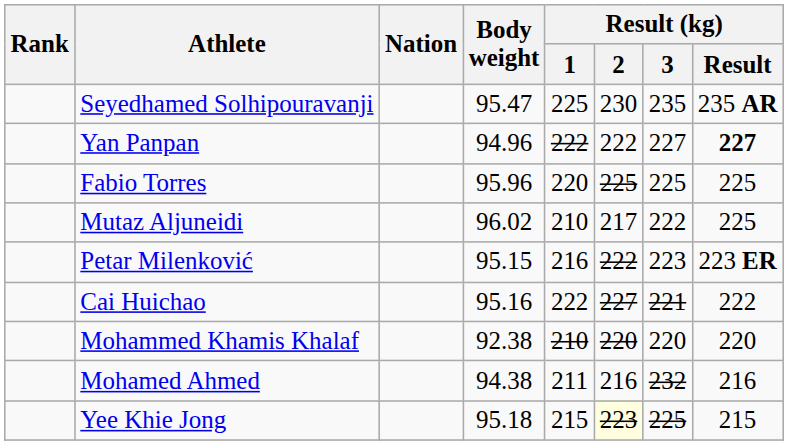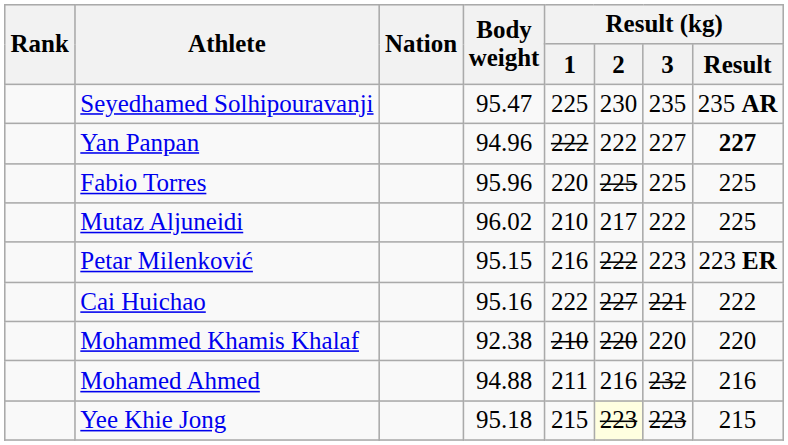(504, 380) 94.38 -> (504, 380) 94.88
(668, 420) 225 -> (668, 420) 223
